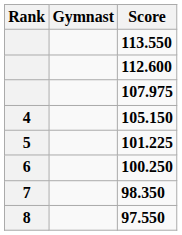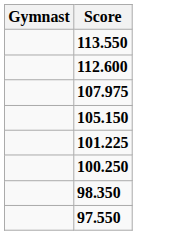- column: (27, 17)
